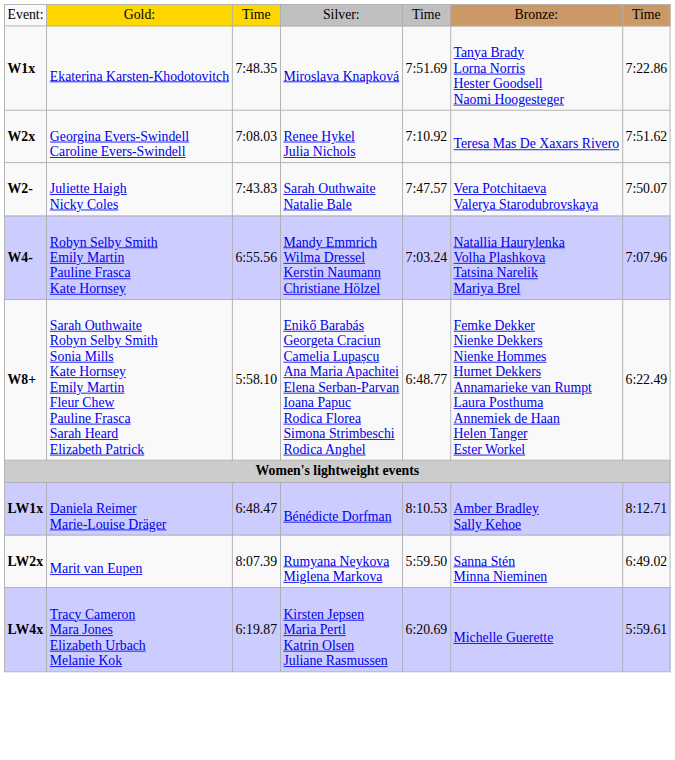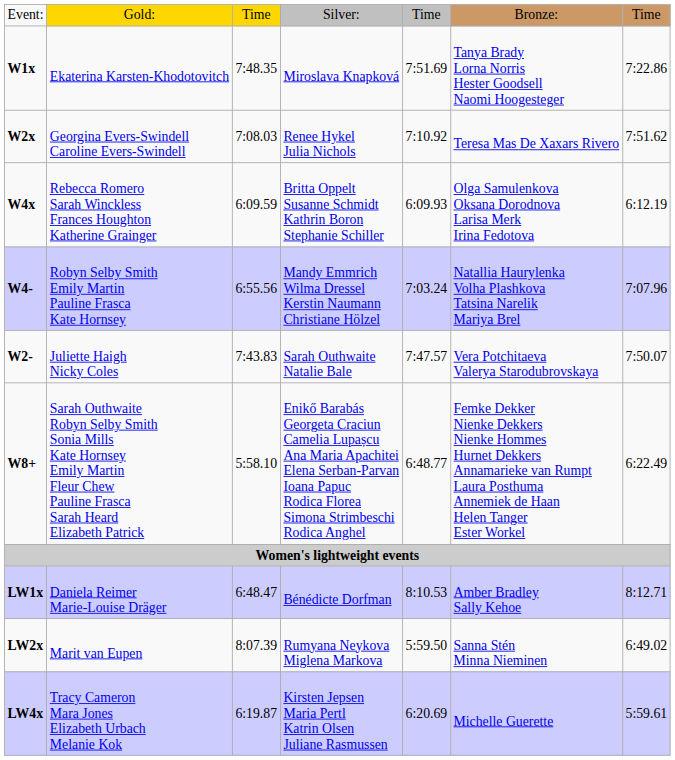+ row: (21, 204)
rows swapped: (20, 189) <-> (20, 257)
